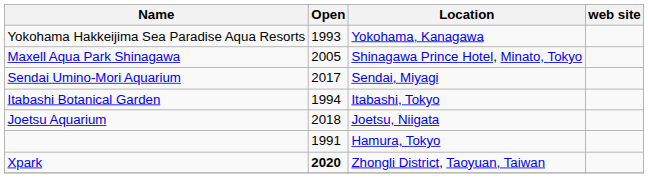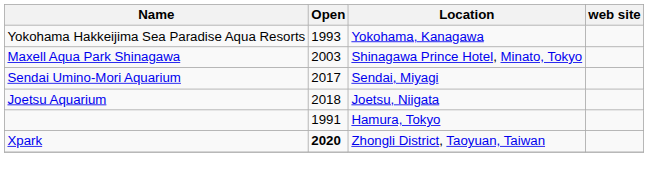(326, 57) 2005 -> (326, 57) 2003
- row: (84, 99)
